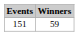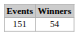(55, 25) 59 -> (55, 25) 54
